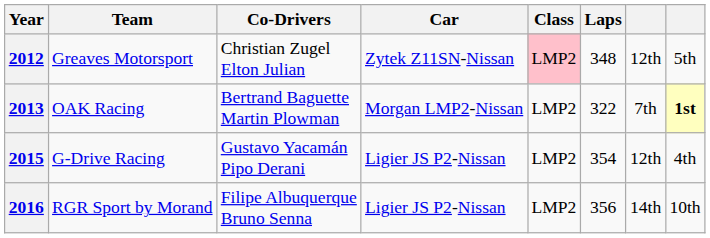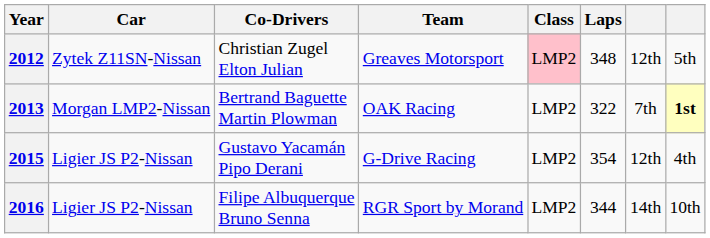columns swapped: (132, 19) <-> (444, 19)
(603, 207) 356 -> (603, 207) 344
